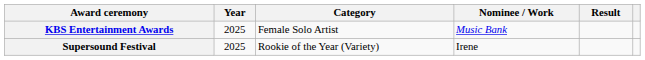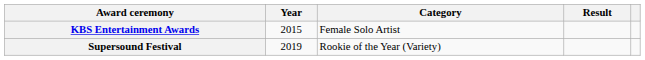- column: (516, 13)
(235, 30) 2025 -> (291, 30) 2015
(235, 47) 2025 -> (291, 47) 2019
